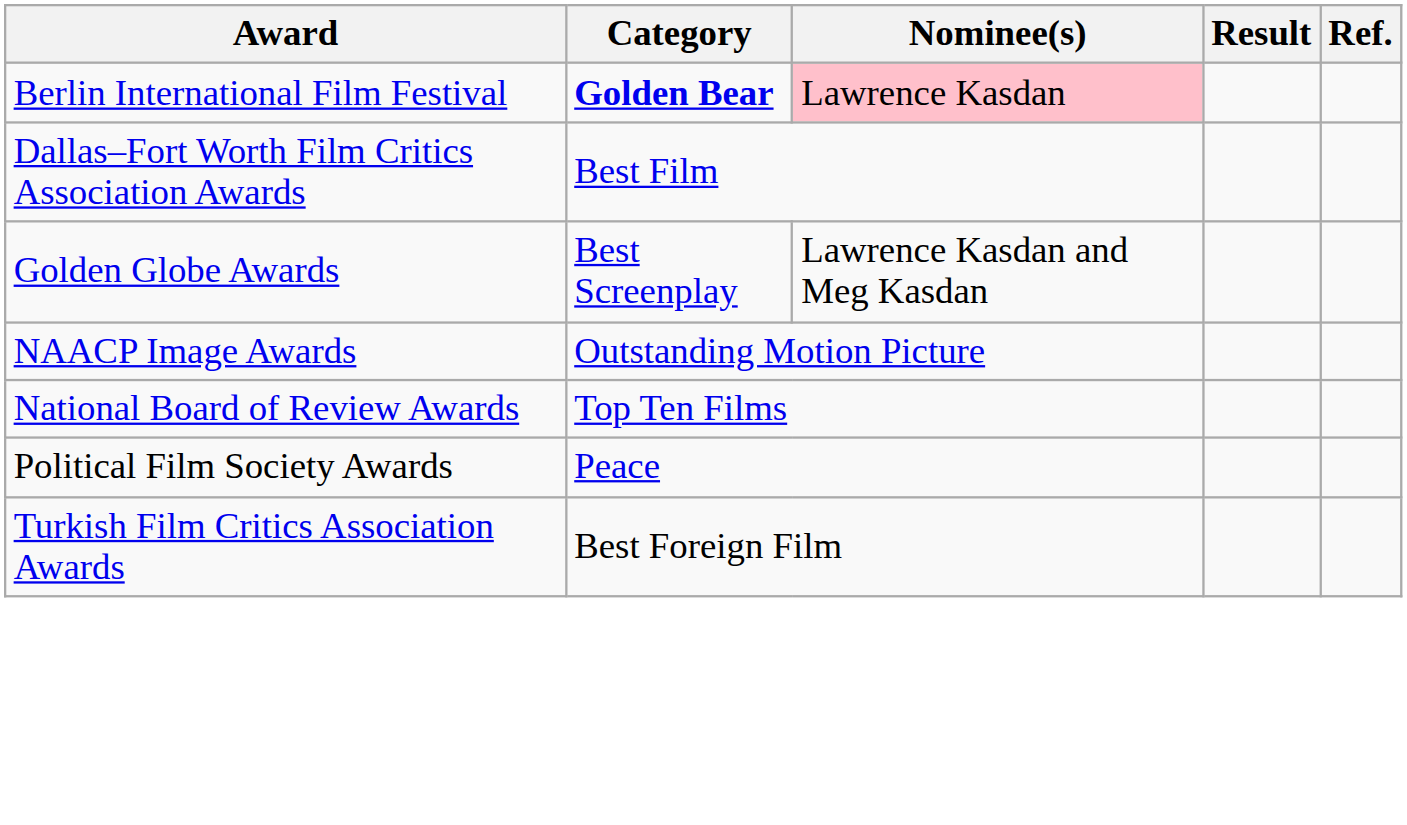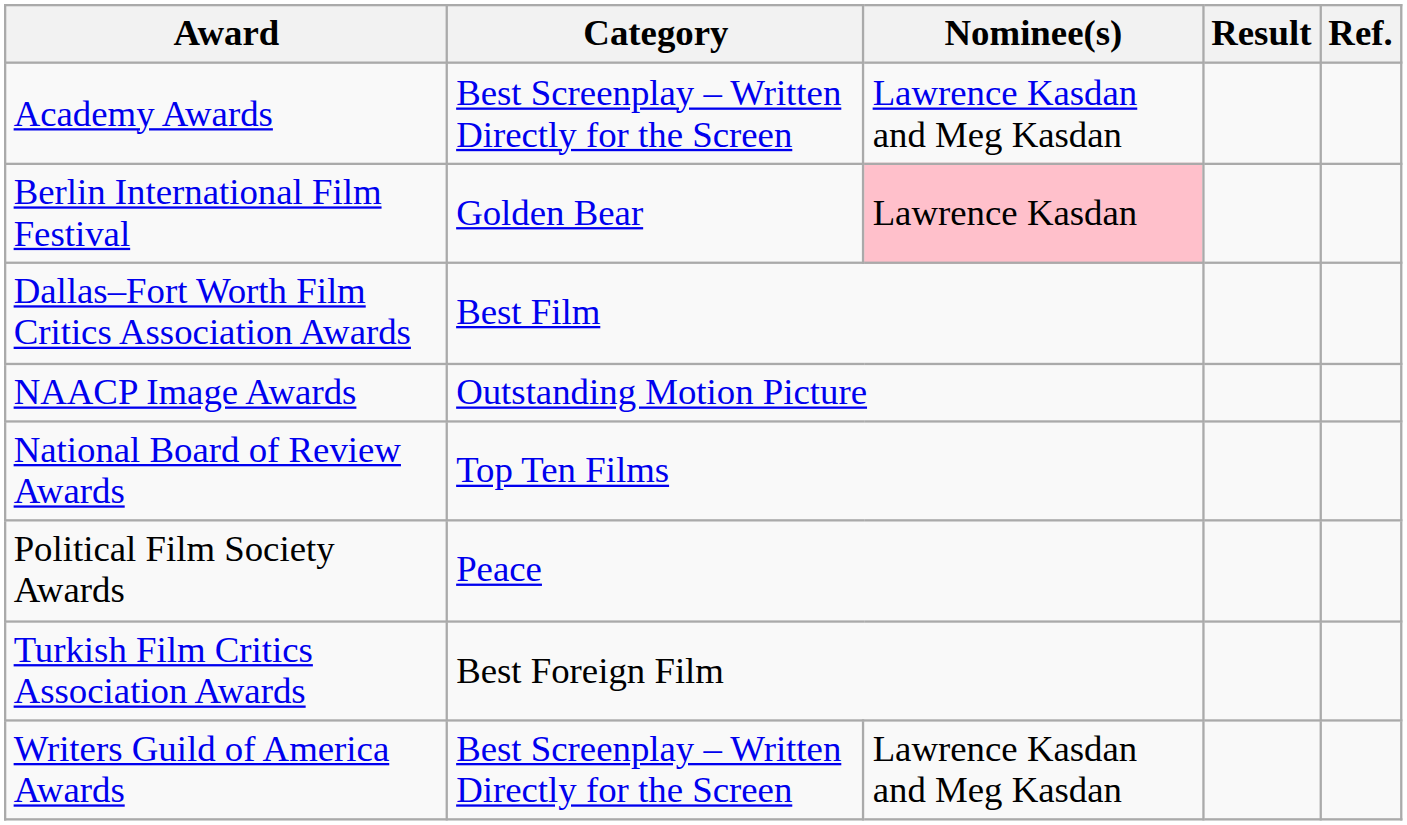+ row: (143, 112)
(674, 92) bold -> (550, 212) normal
- row: (176, 270)
+ row: (201, 769)
